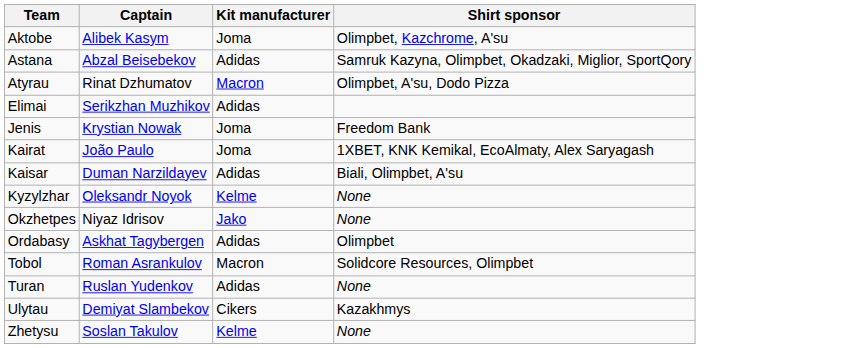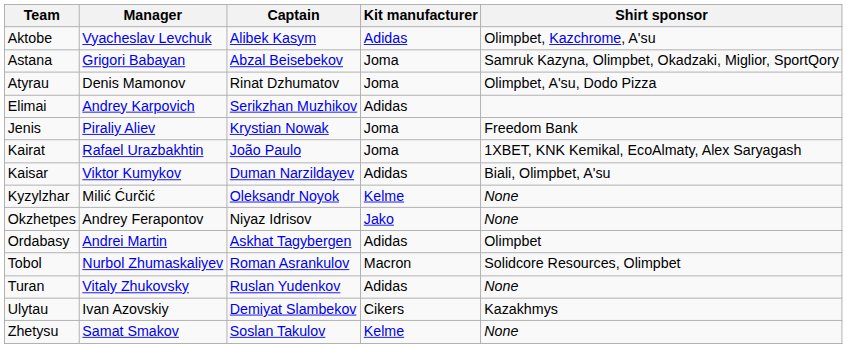+ column: (153, 15)
(234, 38) Joma -> (386, 38) Adidas
(238, 60) Adidas -> (381, 60) Joma
(240, 83) Macron -> (381, 83) Joma
